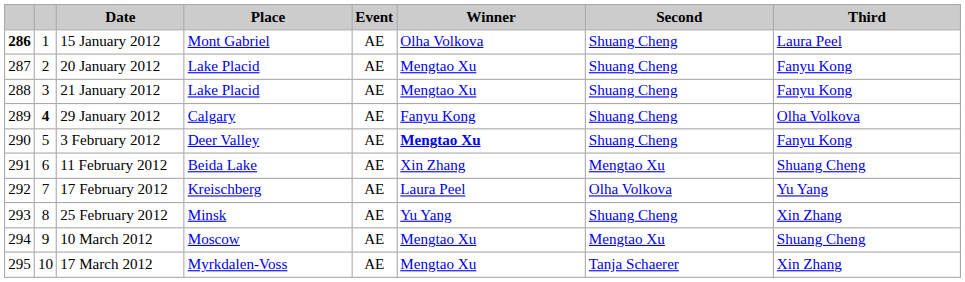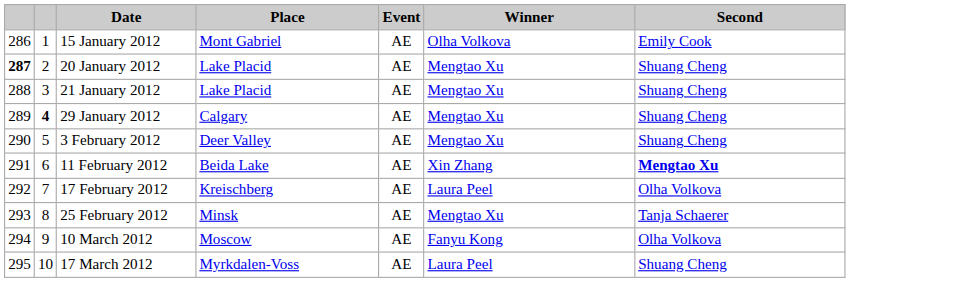- column: (867, 16)
(19, 41) bold -> (19, 41) normal
(633, 41) Shuang Cheng -> (675, 41) Emily Cook
(19, 66) normal -> (19, 66) bold
(438, 115) Fanyu Kong -> (466, 115) Mengtao Xu
(440, 140) bold -> (466, 140) normal
(627, 165) normal -> (678, 165) bold
(426, 214) Yu Yang -> (466, 214) Mengtao Xu
(633, 214) Shuang Cheng -> (683, 214) Tanja Schaerer
(438, 239) Mengtao Xu -> (465, 239) Fanyu Kong
(627, 239) Mengtao Xu -> (680, 239) Olha Volkova
(438, 264) Mengtao Xu -> (460, 264) Laura Peel
(634, 264) Tanja Schaerer -> (682, 264) Shuang Cheng
